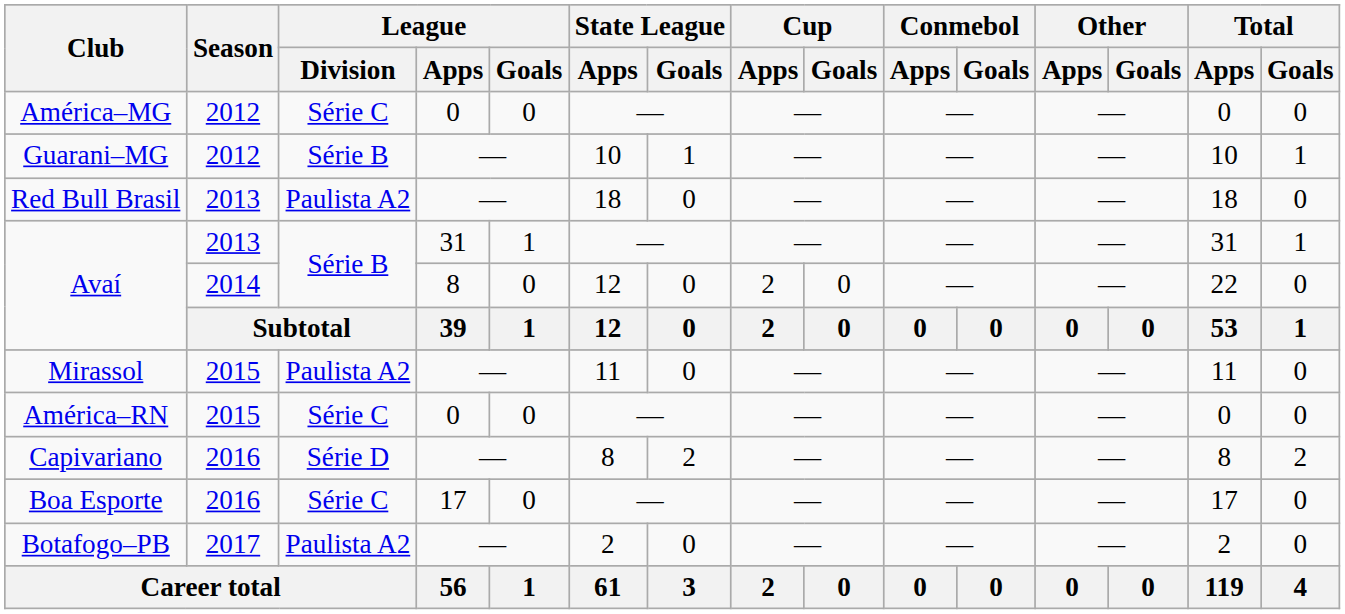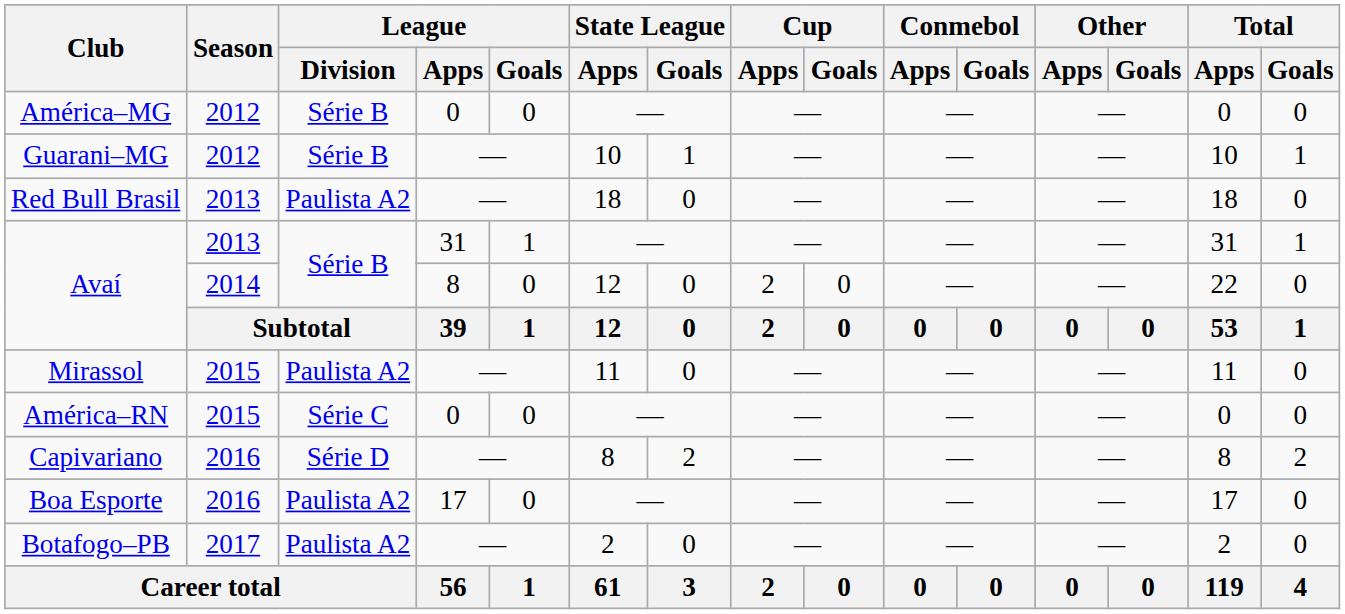(348, 112) Série C -> (348, 112) Série B
(348, 500) Série C -> (348, 500) Paulista A2
